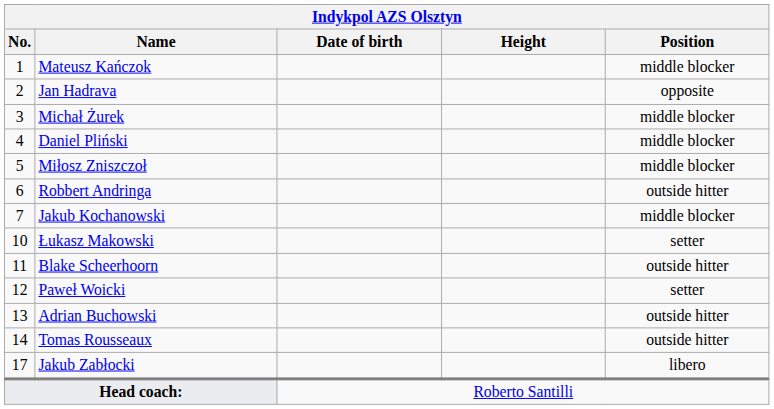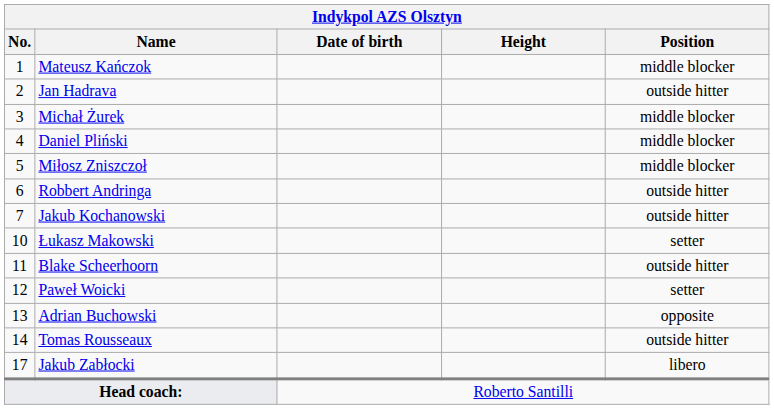(687, 91) opposite -> (687, 91) outside hitter
(687, 215) middle blocker -> (687, 215) outside hitter
(687, 315) outside hitter -> (687, 315) opposite
